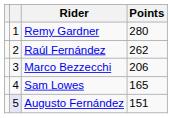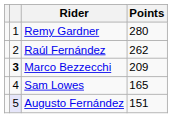(16, 67) normal -> (16, 67) bold
(139, 67) 206 -> (139, 67) 209
